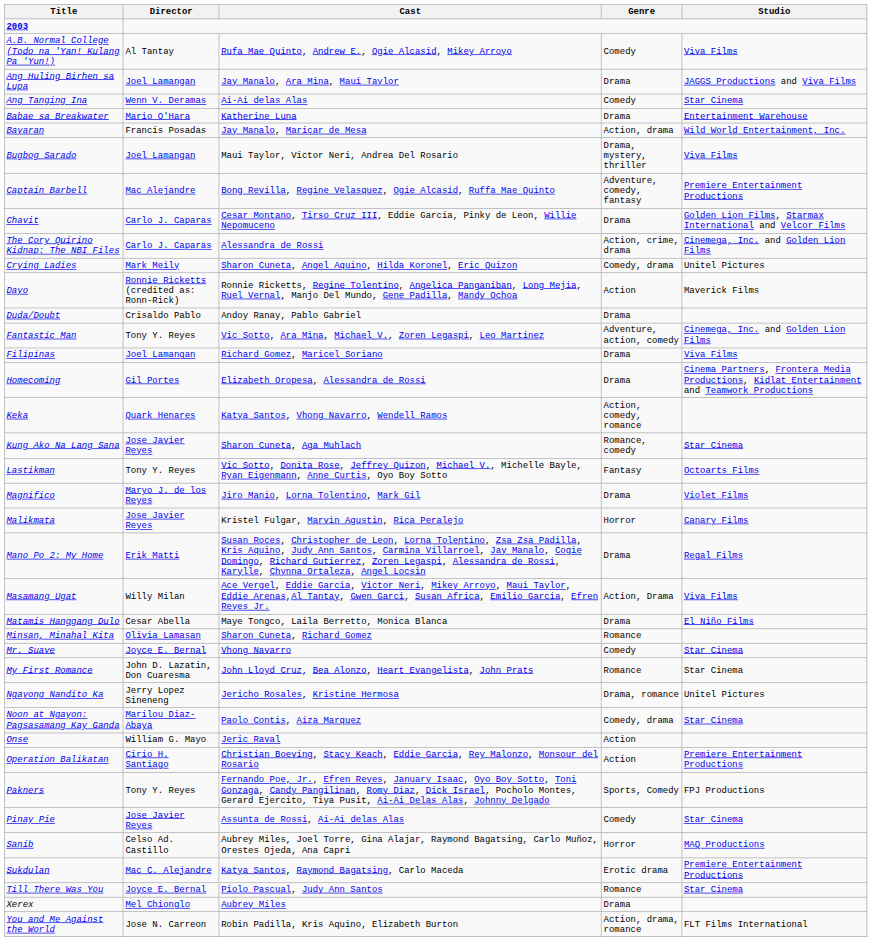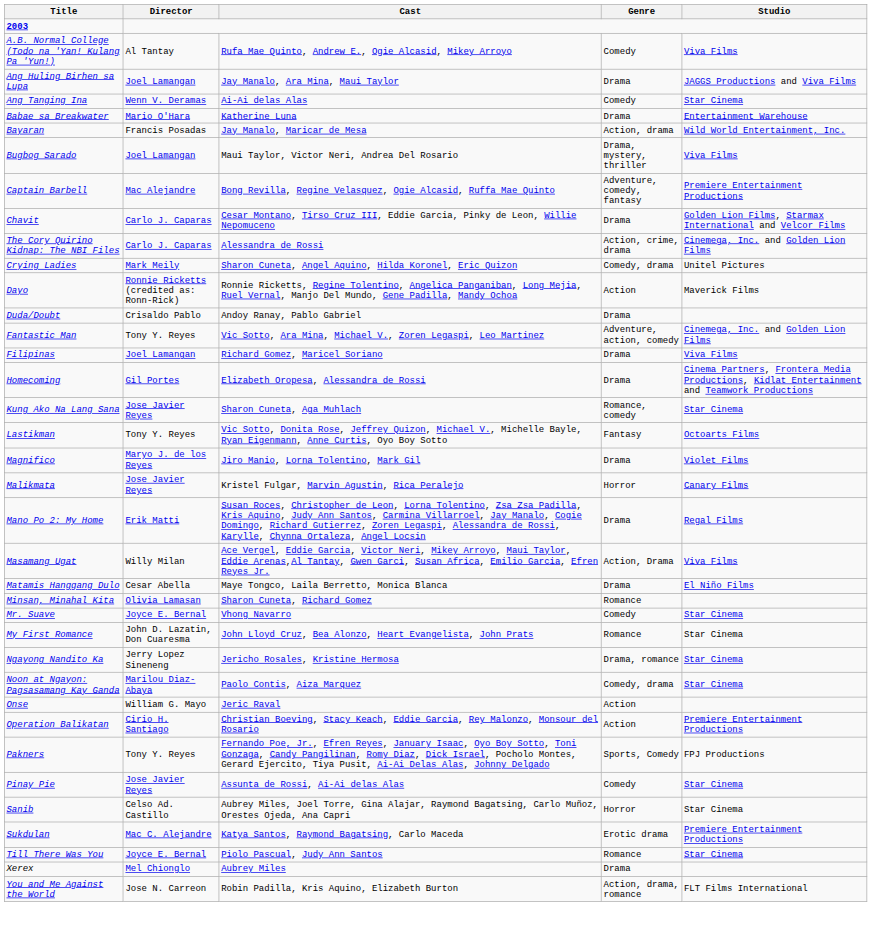- row: (17, 415)
(724, 695) Unitel Pictures -> (713, 660) Star Cinema
(724, 845) MAQ Productions -> (713, 810) Star Cinema
